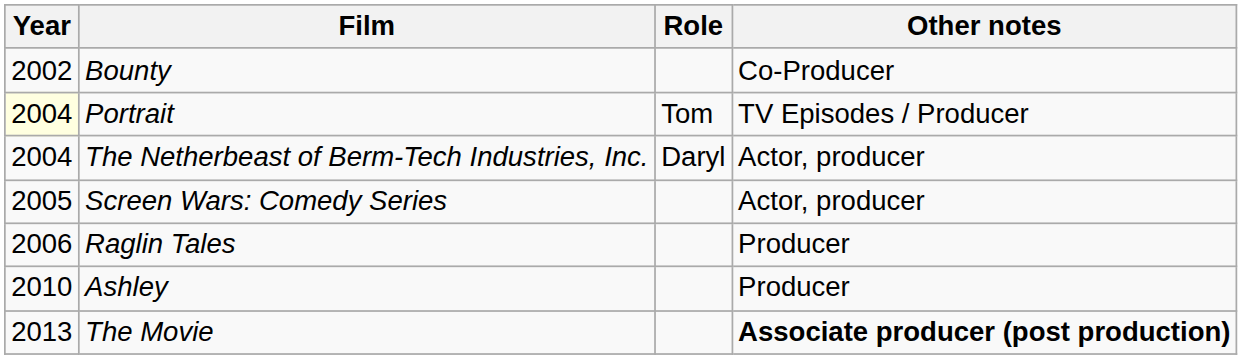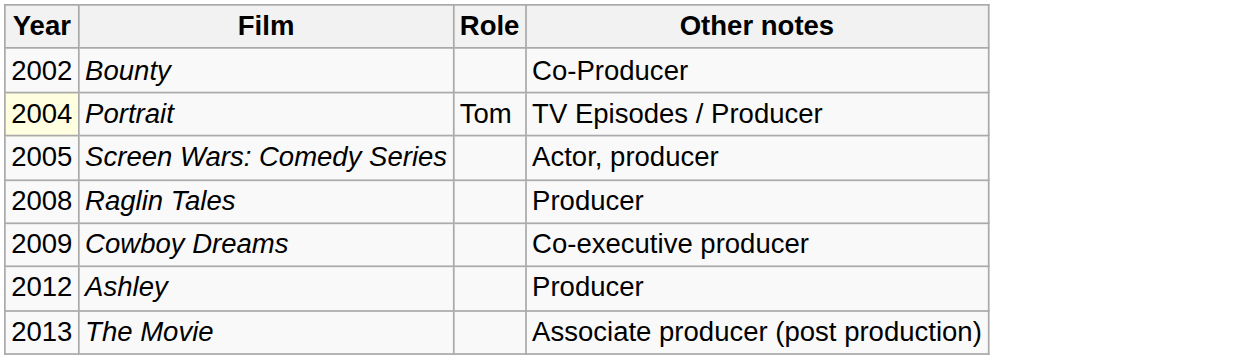- row: (367, 157)
(42, 244) 2006 -> (42, 200) 2008
+ row: (187, 244)
(42, 288) 2010 -> (42, 288) 2012
(984, 331) bold -> (757, 331) normal
